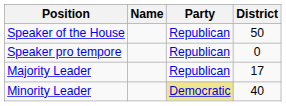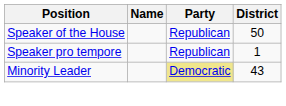(257, 52) 0 -> (257, 52) 1
- row: (49, 71)
(257, 91) 40 -> (257, 71) 43
